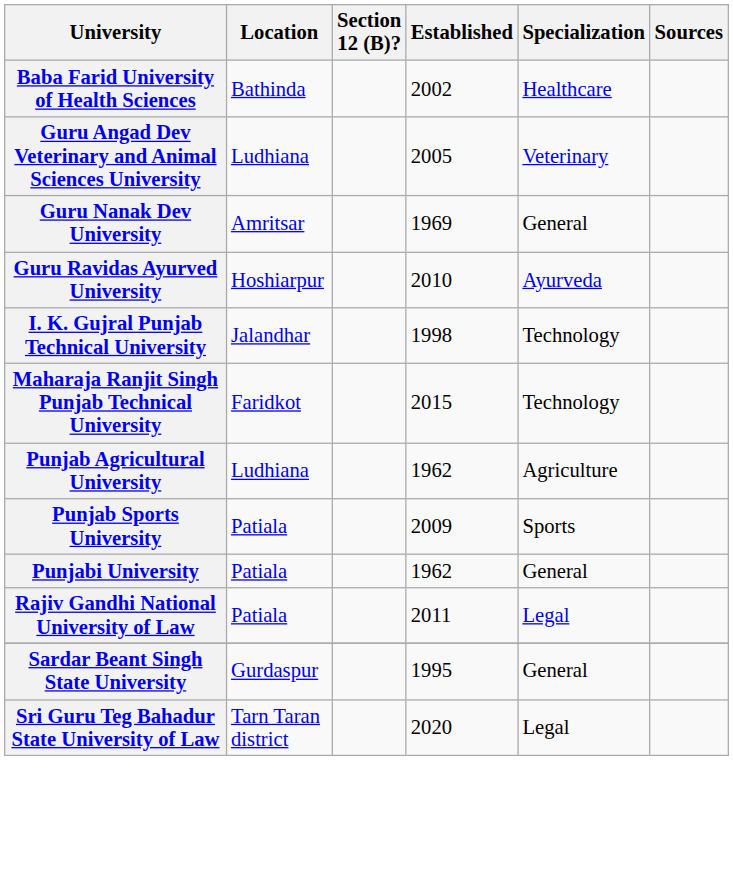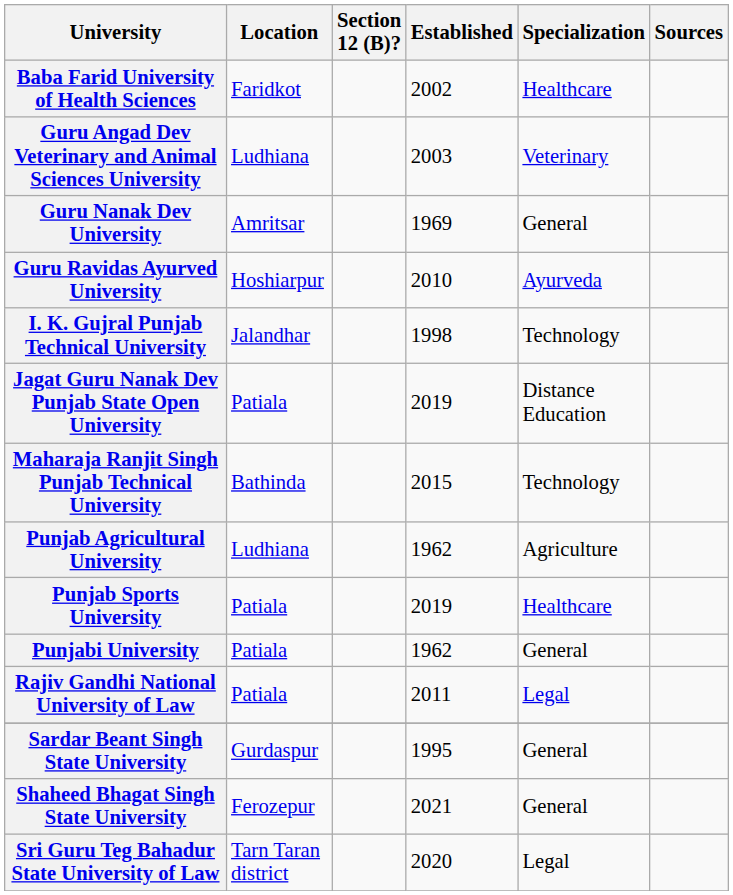(268, 88) Bathinda -> (266, 88) Faridkot
(431, 155) 2005 -> (431, 155) 2003
+ row: (115, 403)
(266, 403) Faridkot -> (268, 482) Bathinda
(431, 526) 2009 -> (431, 605) 2019
(549, 526) Sports -> (567, 605) Healthcare
+ row: (115, 806)
